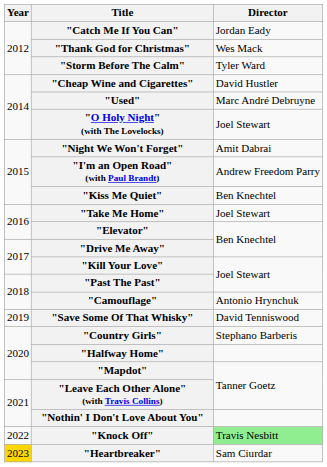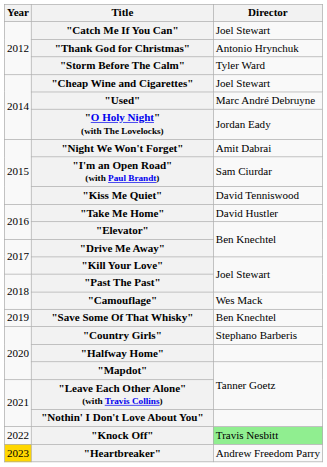(243, 30) Jordan Eady -> (243, 30) Joel Stewart
(239, 48) Wes Mack -> (257, 48) Antonio Hrynchuk
(247, 83) David Hustler -> (243, 83) Joel Stewart
(243, 124) Joel Stewart -> (243, 124) Jordan Eady
(268, 171) Andrew Freedom Parry -> (244, 171) Sam Ciurdar
(246, 195) Ben Knechtel -> (257, 195) David Tenniswood
(243, 213) Joel Stewart -> (247, 213) David Hustler
(257, 300) Antonio Hrynchuk -> (239, 300) Wes Mack
(257, 318) David Tenniswood -> (246, 318) Ben Knechtel
(244, 453) Sam Ciurdar -> (268, 453) Andrew Freedom Parry
